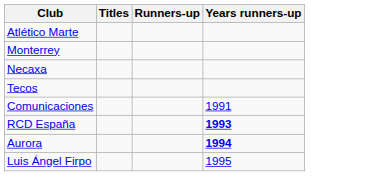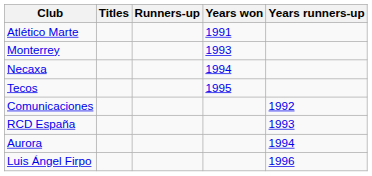+ column: (234, 13)
(218, 106) 1991 -> (282, 106) 1992
(218, 124) bold -> (282, 124) normal
(218, 143) bold -> (282, 143) normal
(218, 161) 1995 -> (282, 161) 1996
